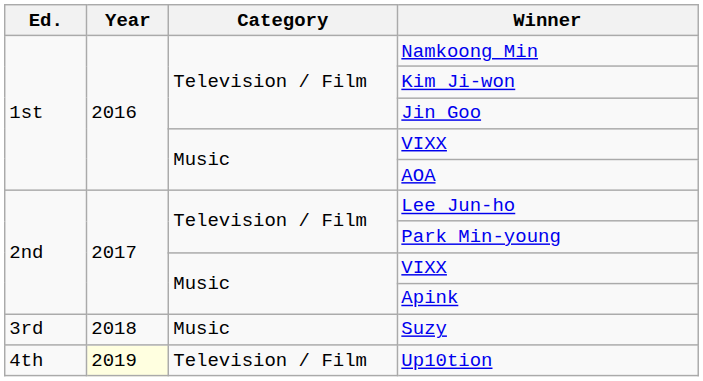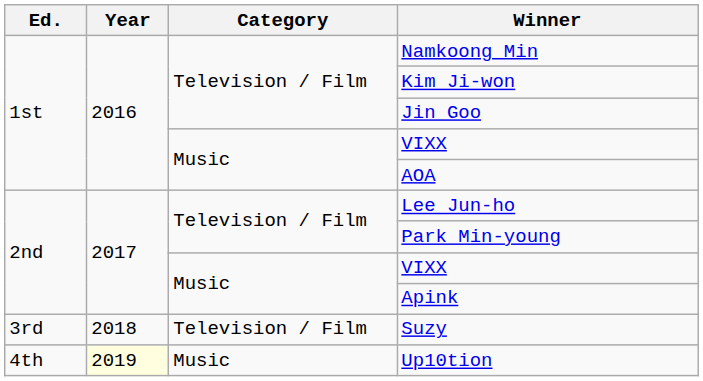(202, 330) Music -> (270, 330) Television / Film
(270, 360) Television / Film -> (202, 360) Music
